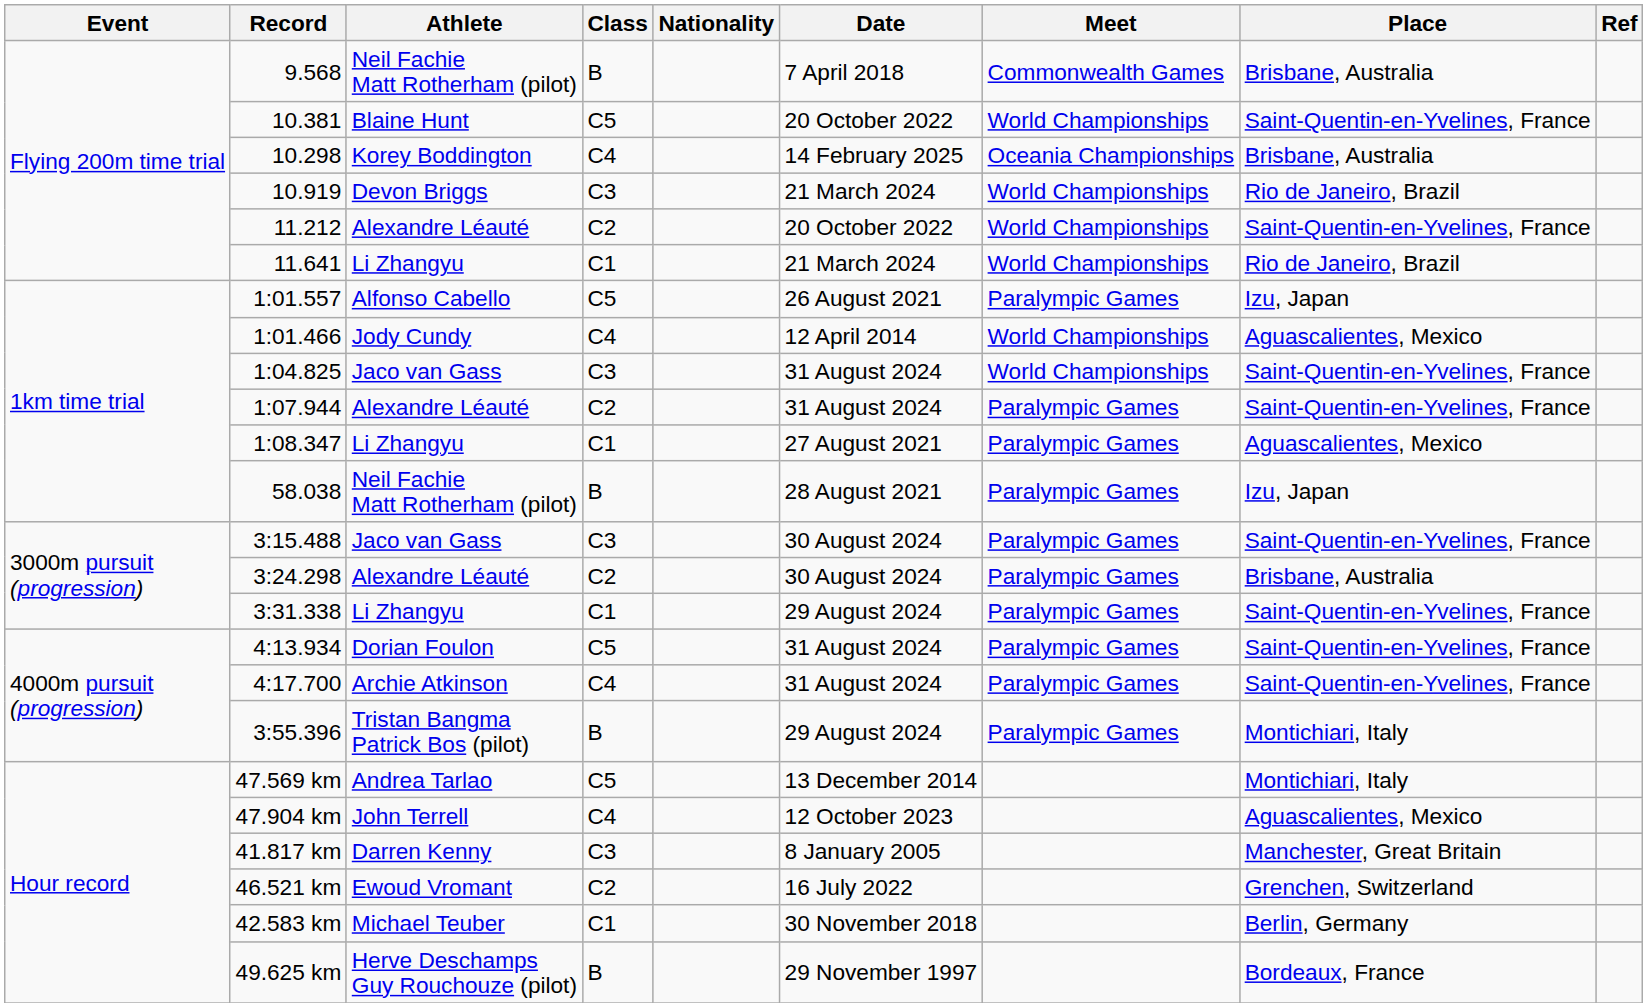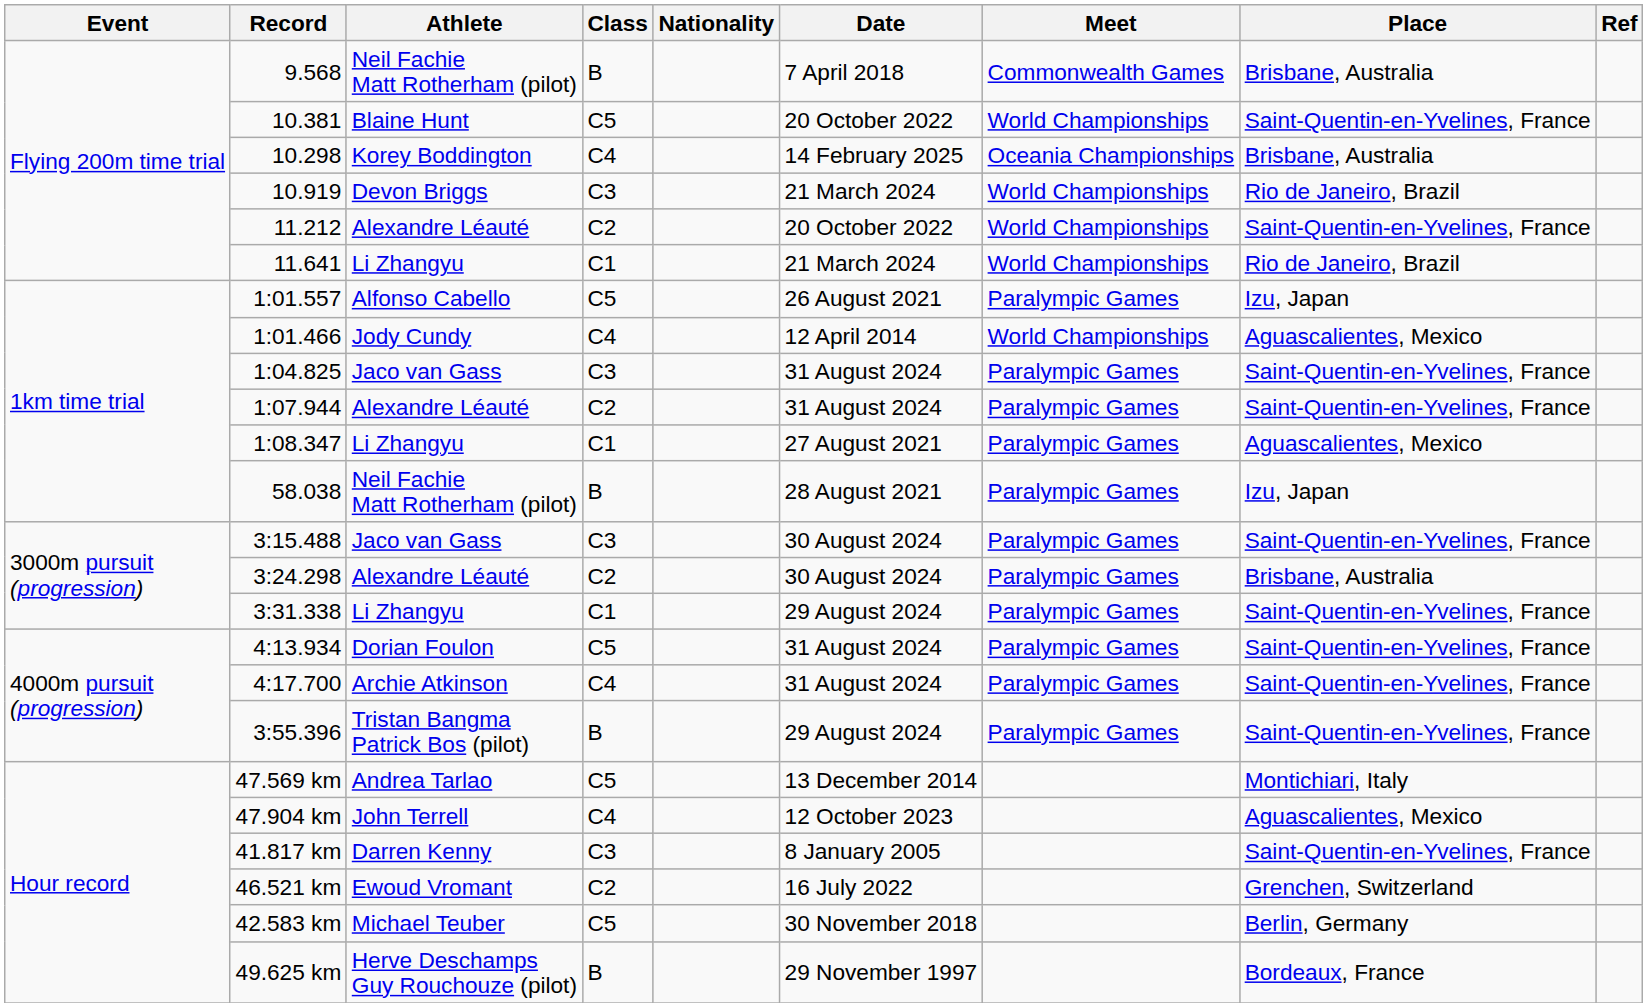(1098, 371) World Championships -> (1083, 371) Paralympic Games
(1326, 732) Montichiari, Italy -> (1418, 732) Saint-Quentin-en-Yvelines, France
(1373, 852) Manchester, Great Britain -> (1418, 852) Saint-Quentin-en-Yvelines, France
(602, 923) C1 -> (602, 923) C5
